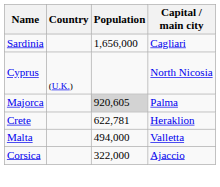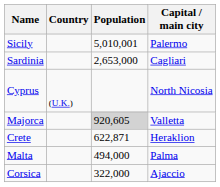+ row: (20, 43)
(116, 43) 1,656,000 -> (116, 60) 2,653,000
(164, 103) Palma -> (167, 120) Valletta
(112, 120) 622,781 -> (112, 138) 622,871
(167, 138) Valletta -> (164, 155) Palma
